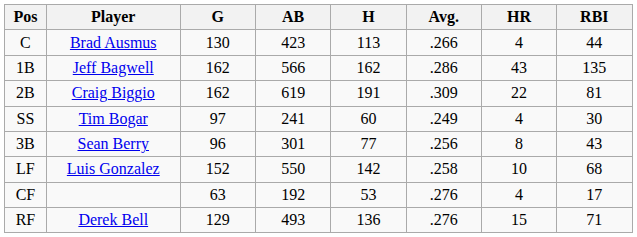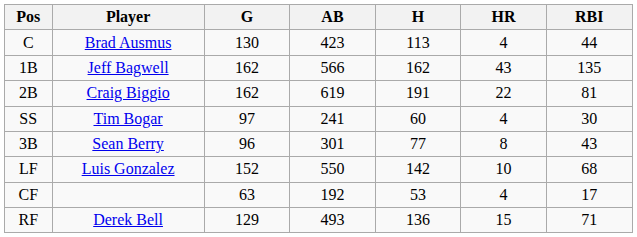- column: (444, 17)
